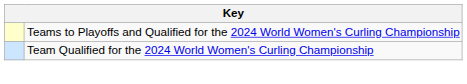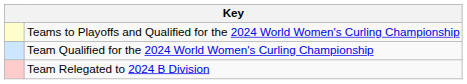+ row: (118, 69)
